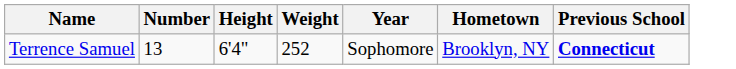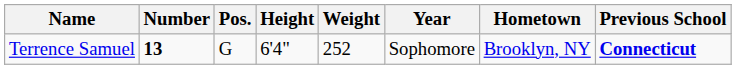+ column: (235, 19)
(153, 49) normal -> (153, 49) bold
